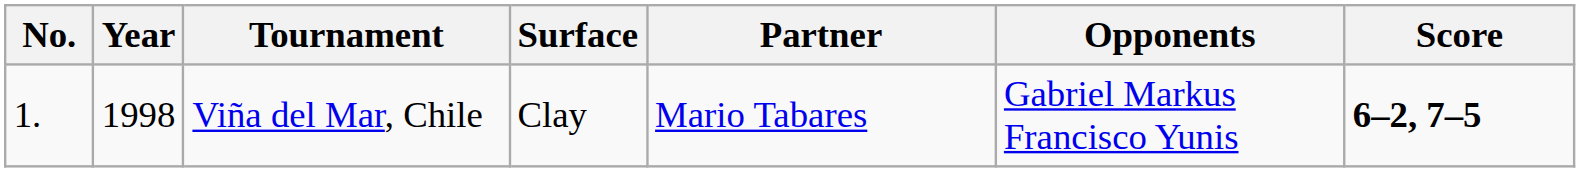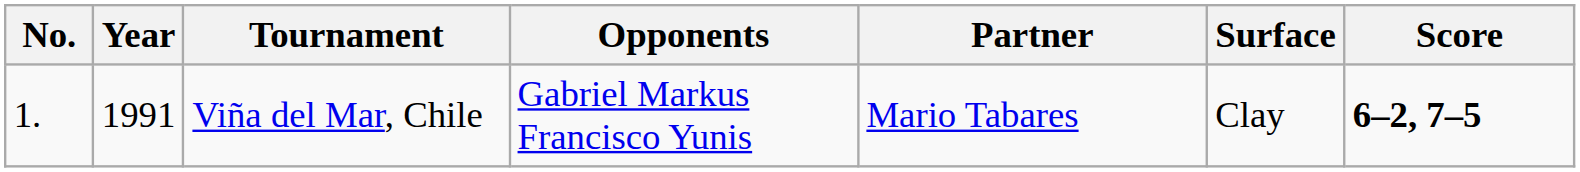columns swapped: (578, 33) <-> (1170, 33)
(139, 114) 1998 -> (139, 114) 1991
